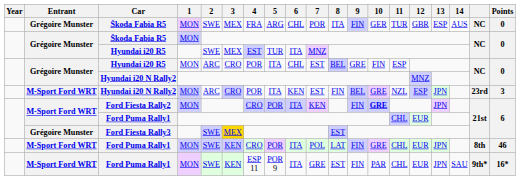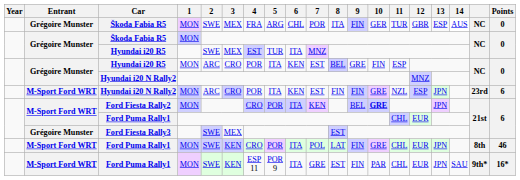(296, 64) CHL -> (296, 64) KEN
(358, 91) BEL -> (358, 91) FIN
(503, 91) 3 -> (503, 91) 6
(358, 105) FIN -> (358, 105) BEL
(233, 131) gold background -> (233, 131) no background
